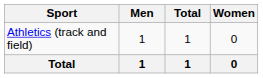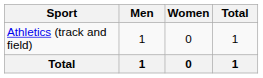columns swapped: (234, 13) <-> (188, 13)
